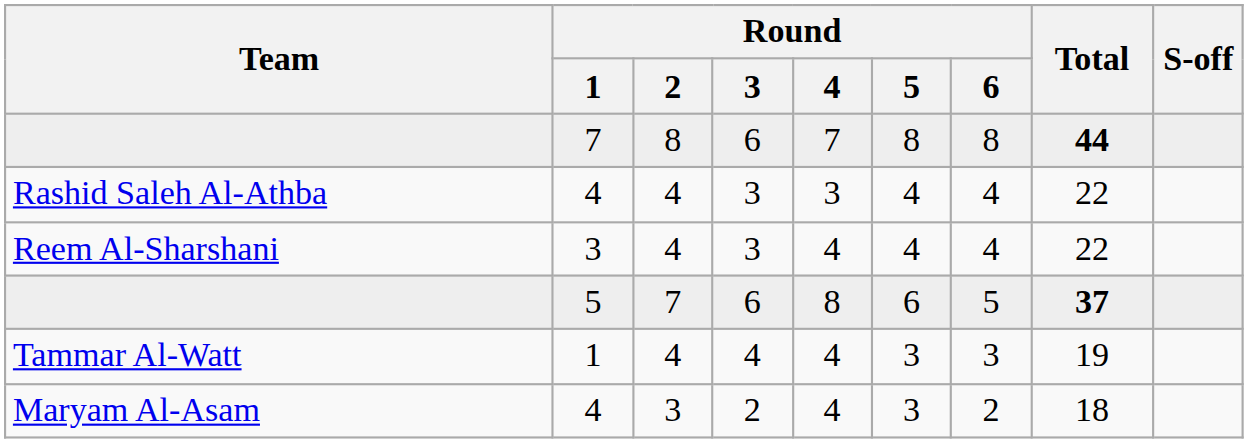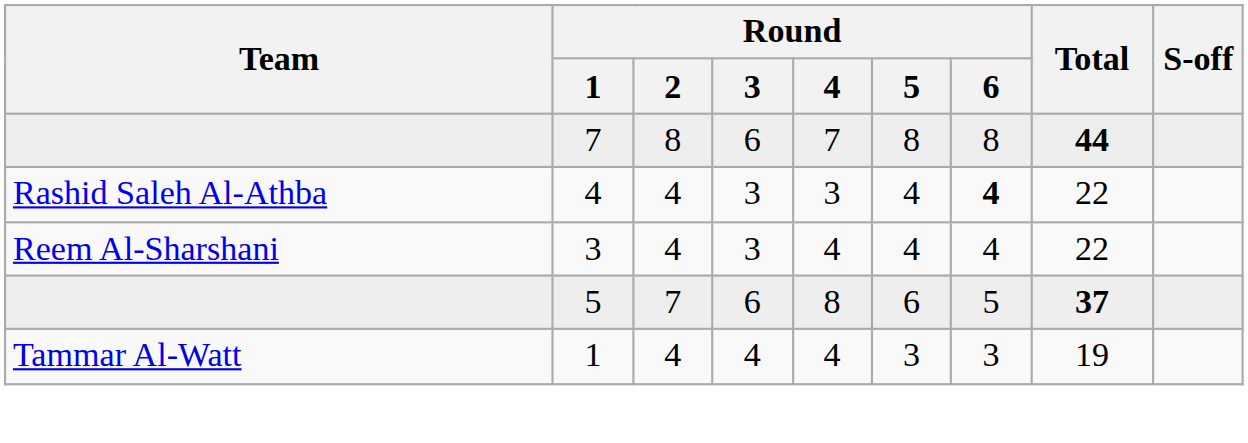(991, 193) normal -> (991, 193) bold
- row: (136, 409)
